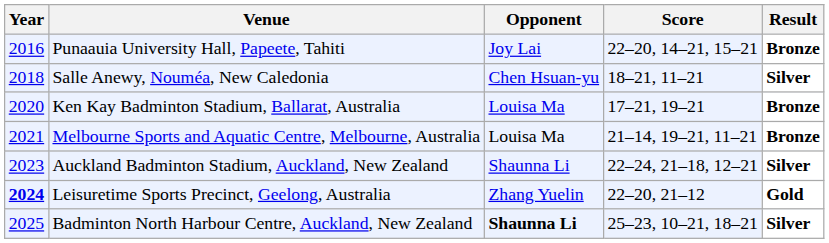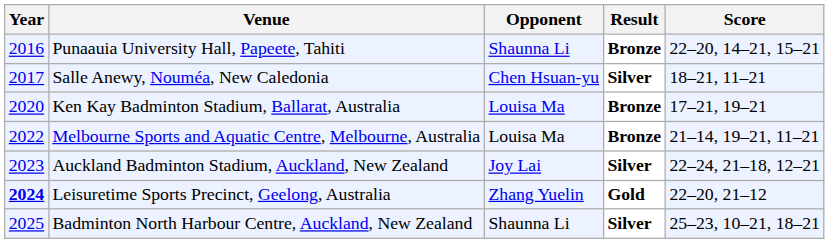columns swapped: (683, 19) <-> (793, 19)
(515, 48) Joy Lai -> (529, 48) Shaunna Li
(26, 77) 2018 -> (26, 77) 2017
(26, 136) 2021 -> (26, 136) 2022
(529, 165) Shaunna Li -> (515, 165) Joy Lai
(533, 223) bold -> (529, 223) normal
